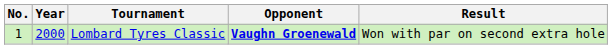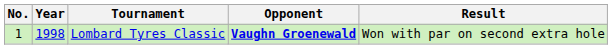(50, 34) 2000 -> (50, 34) 1998
